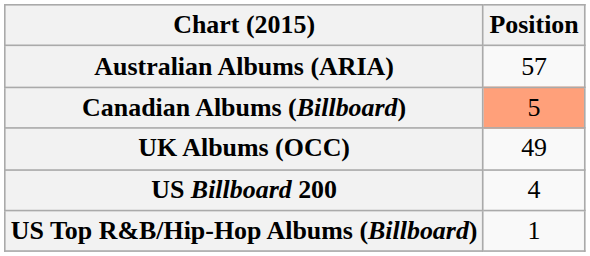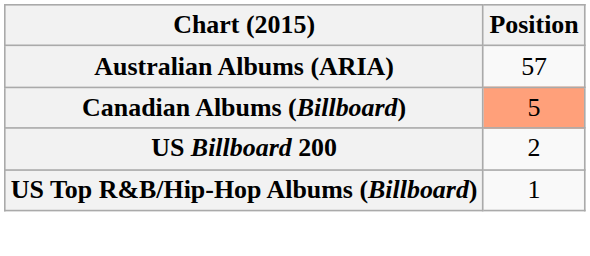- row: (244, 148)
(534, 189) 4 -> (534, 148) 2
